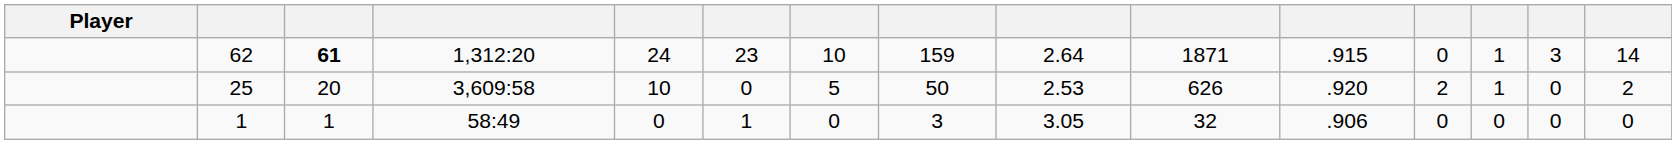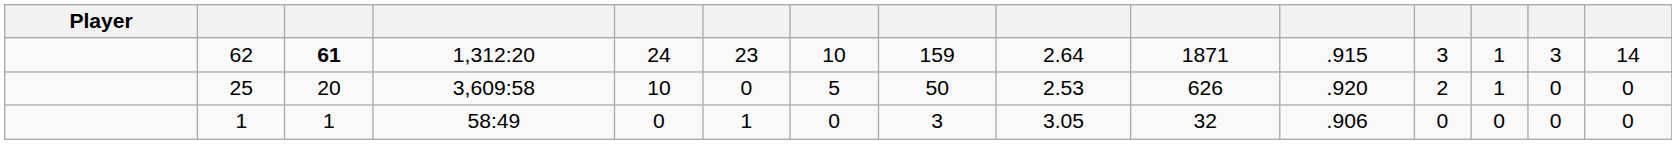(1442, 54) 0 -> (1442, 54) 3
(1628, 88) 2 -> (1628, 88) 0
